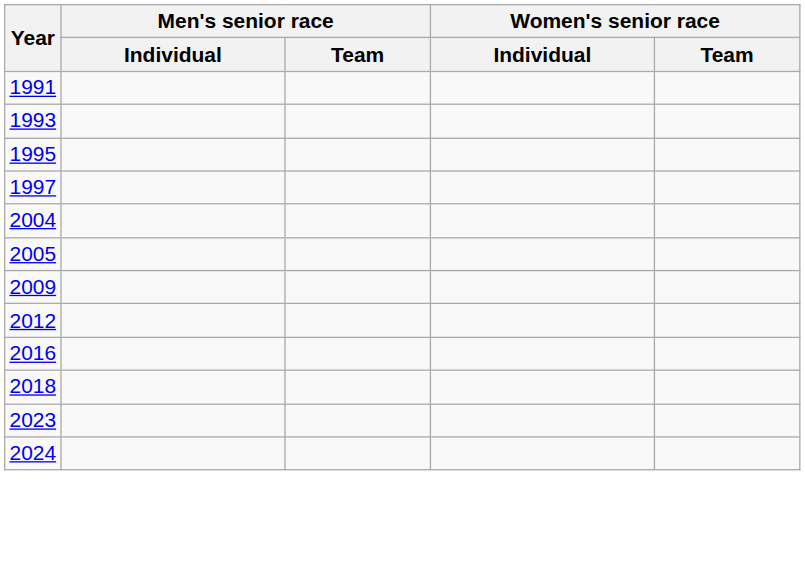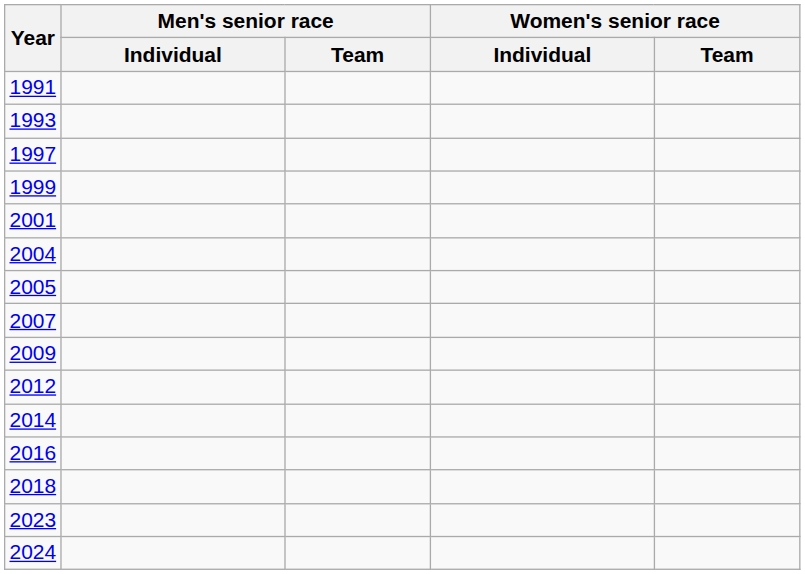- row: (33, 154)
+ row: (33, 187)
+ row: (33, 220)
+ row: (33, 320)
+ row: (33, 420)
